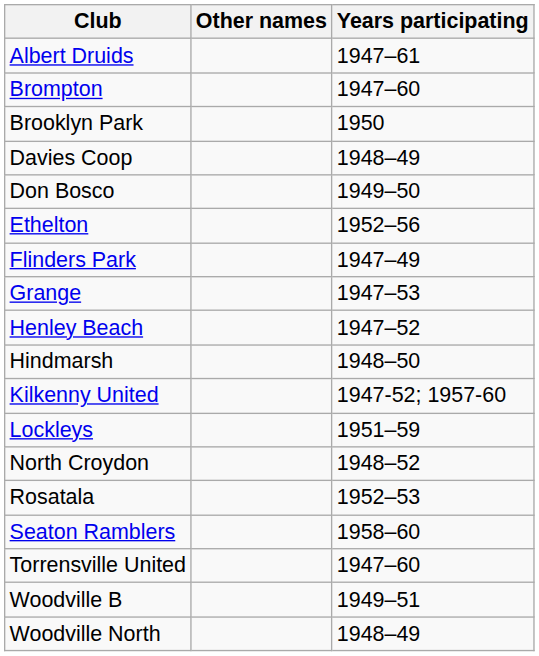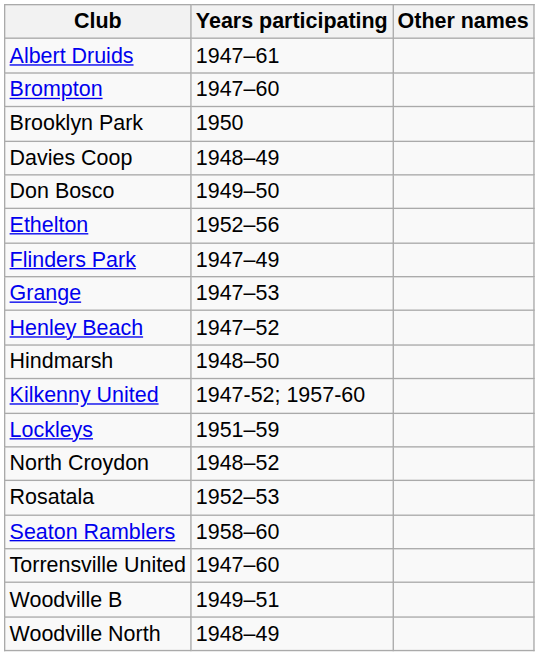columns swapped: (433, 21) <-> (261, 21)
